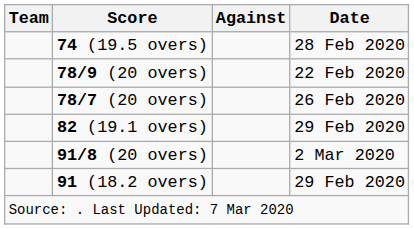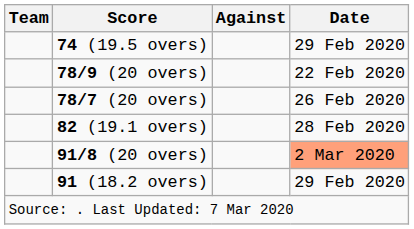(350, 46) 28 Feb 2020 -> (350, 46) 29 Feb 2020
(350, 128) 29 Feb 2020 -> (350, 128) 28 Feb 2020
(345, 155) no background -> (345, 155) lightsalmon background
